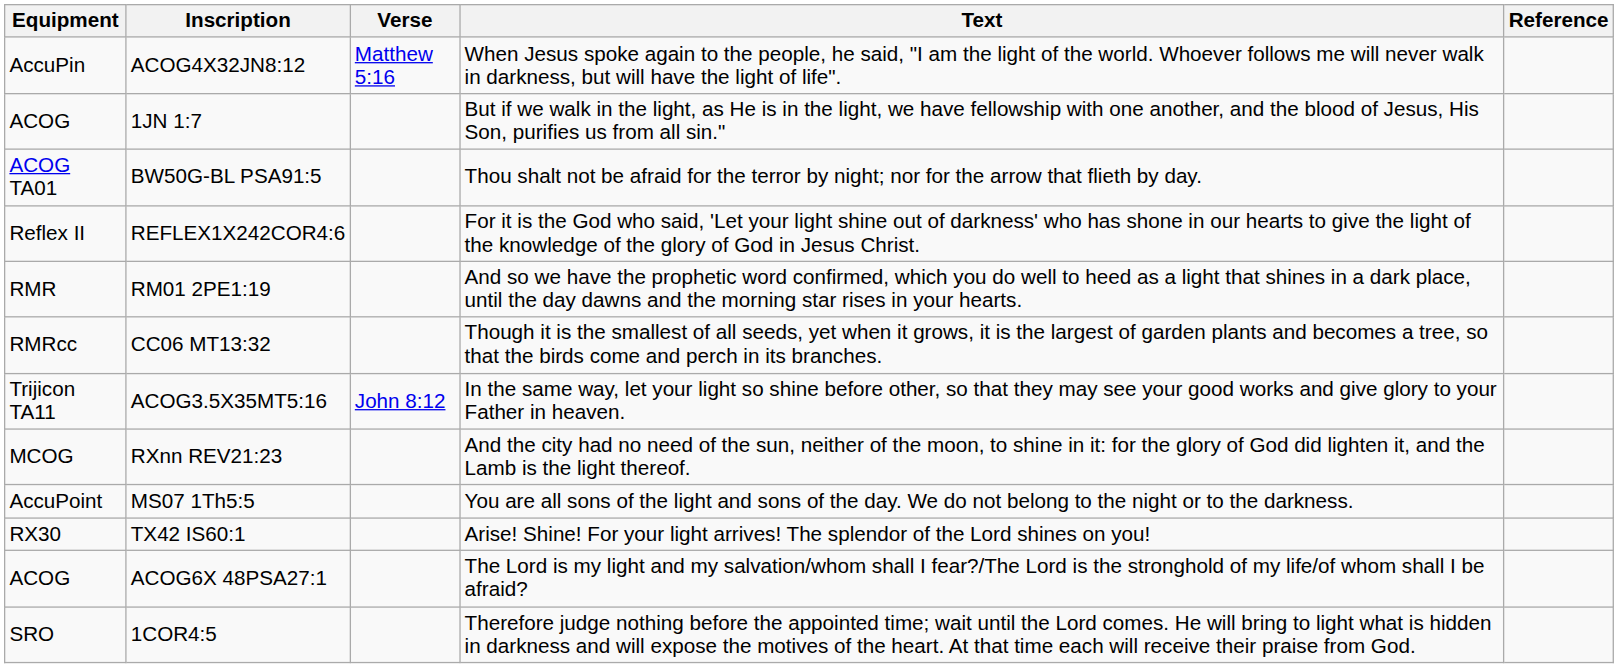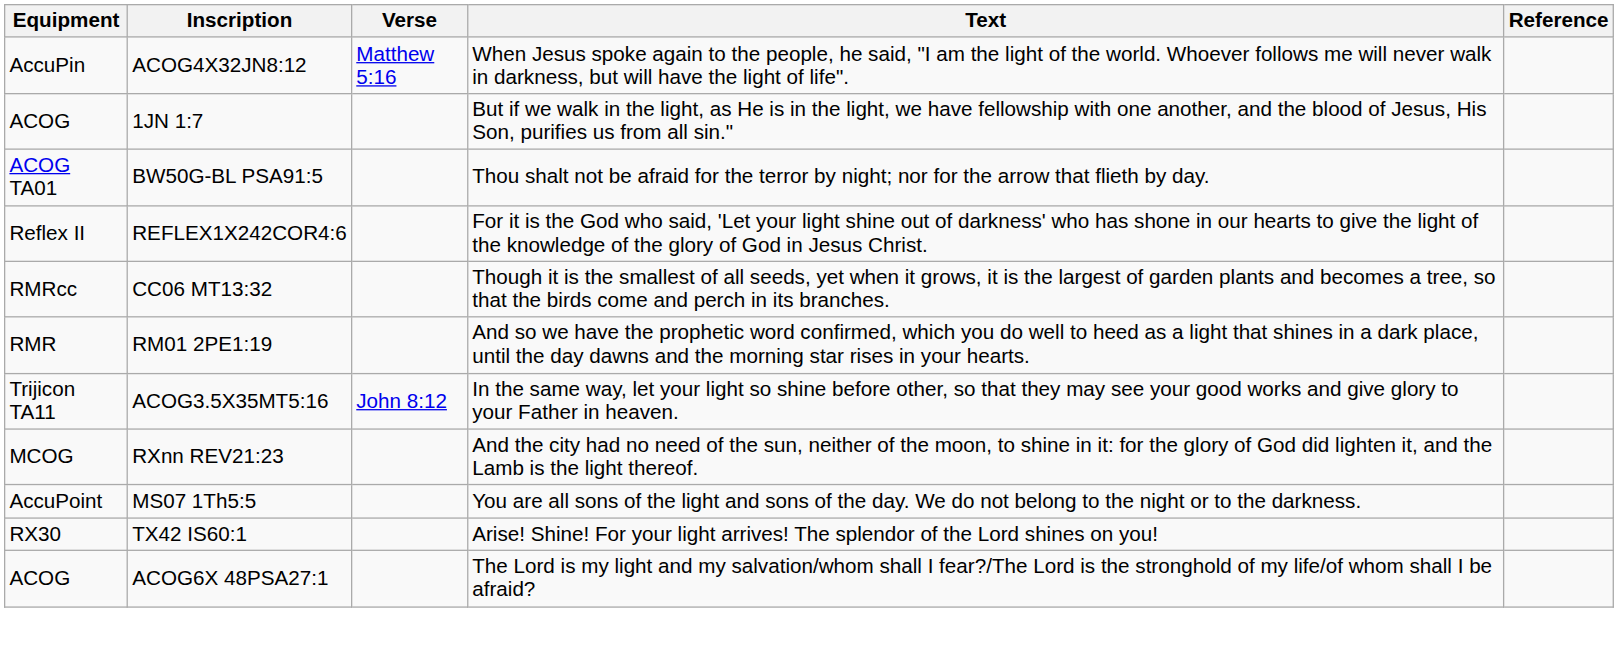rows swapped: (201, 289) <-> (201, 344)
- row: (174, 634)
